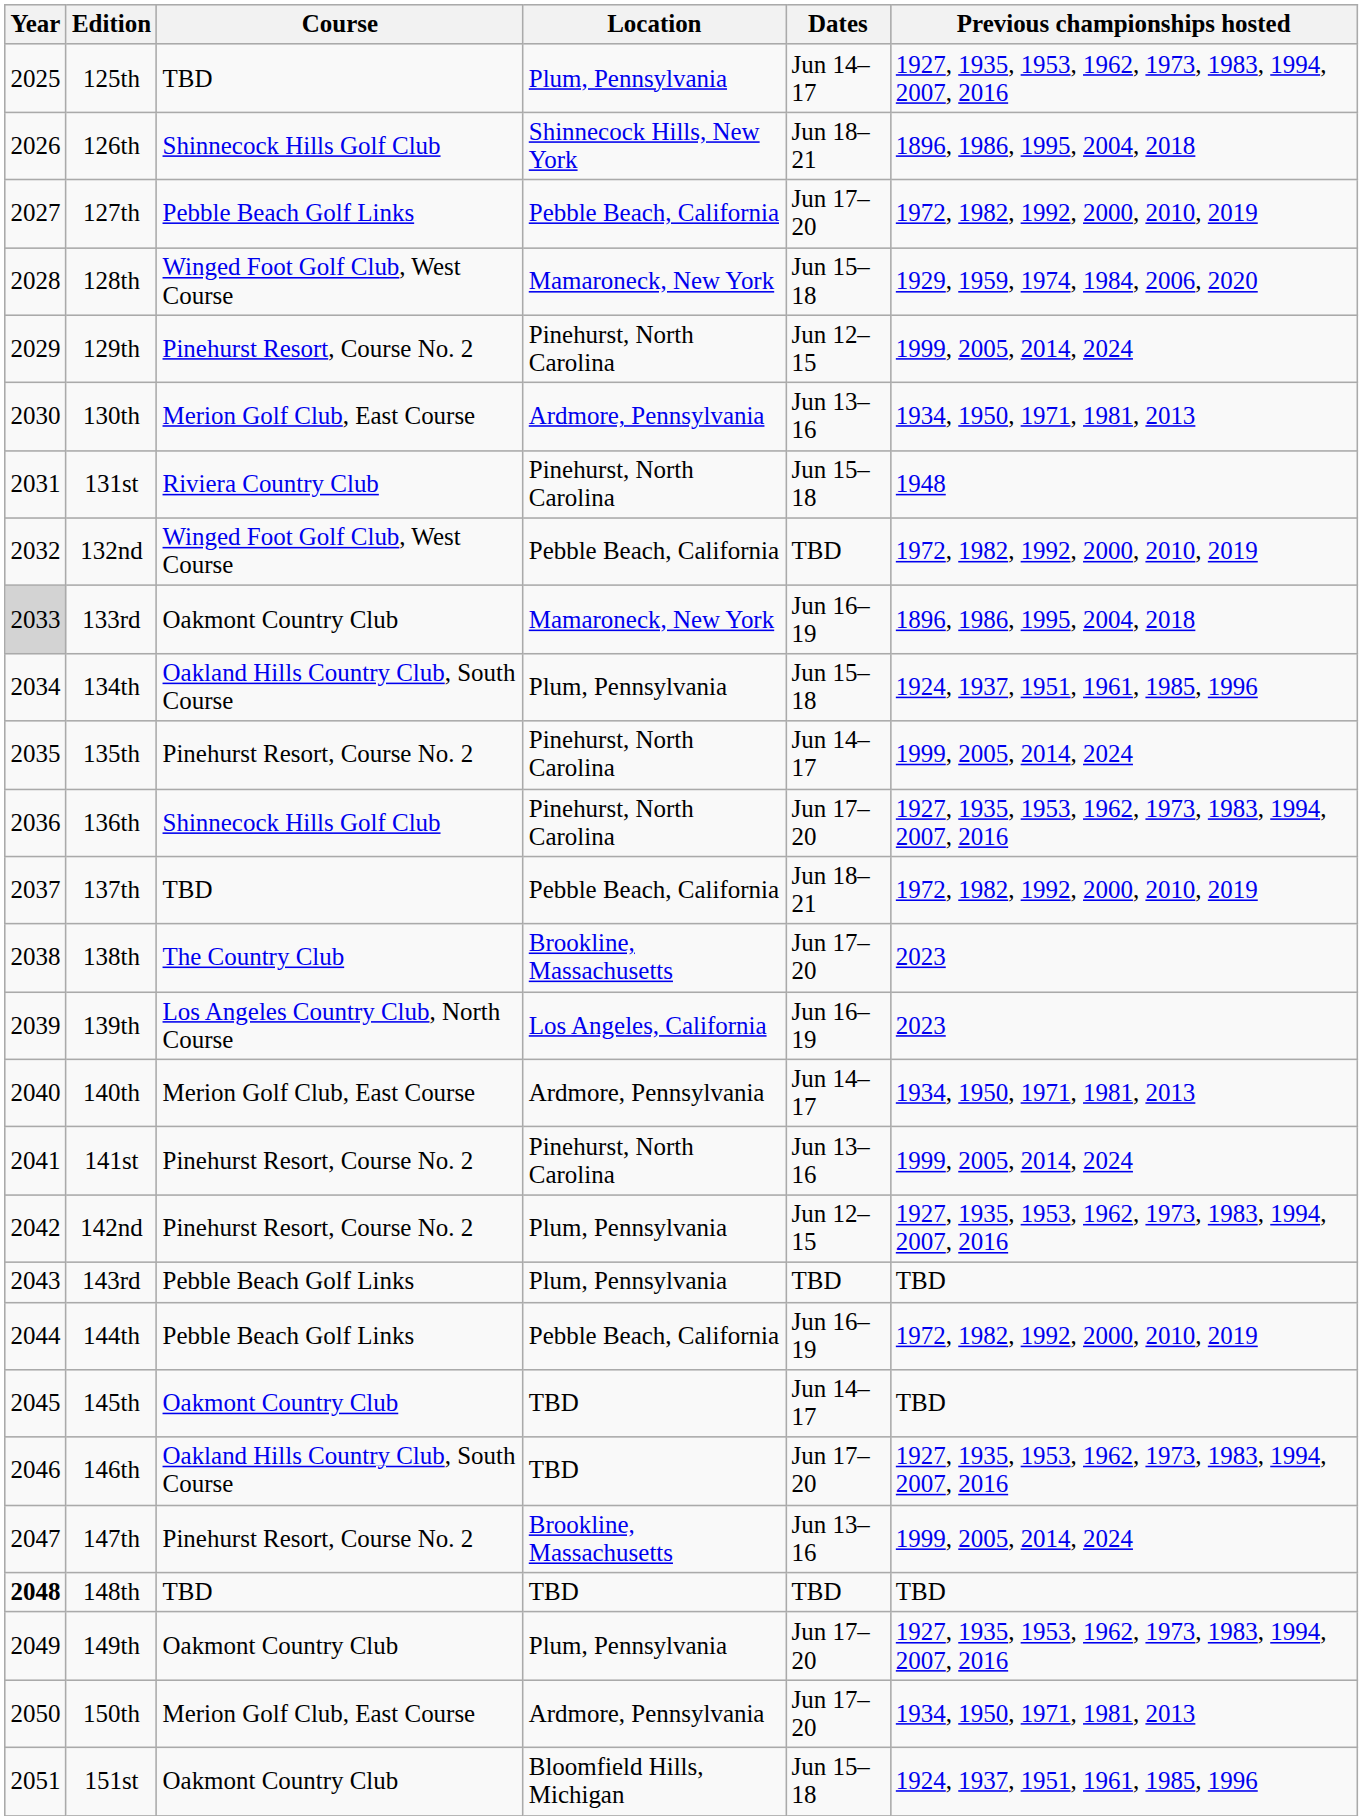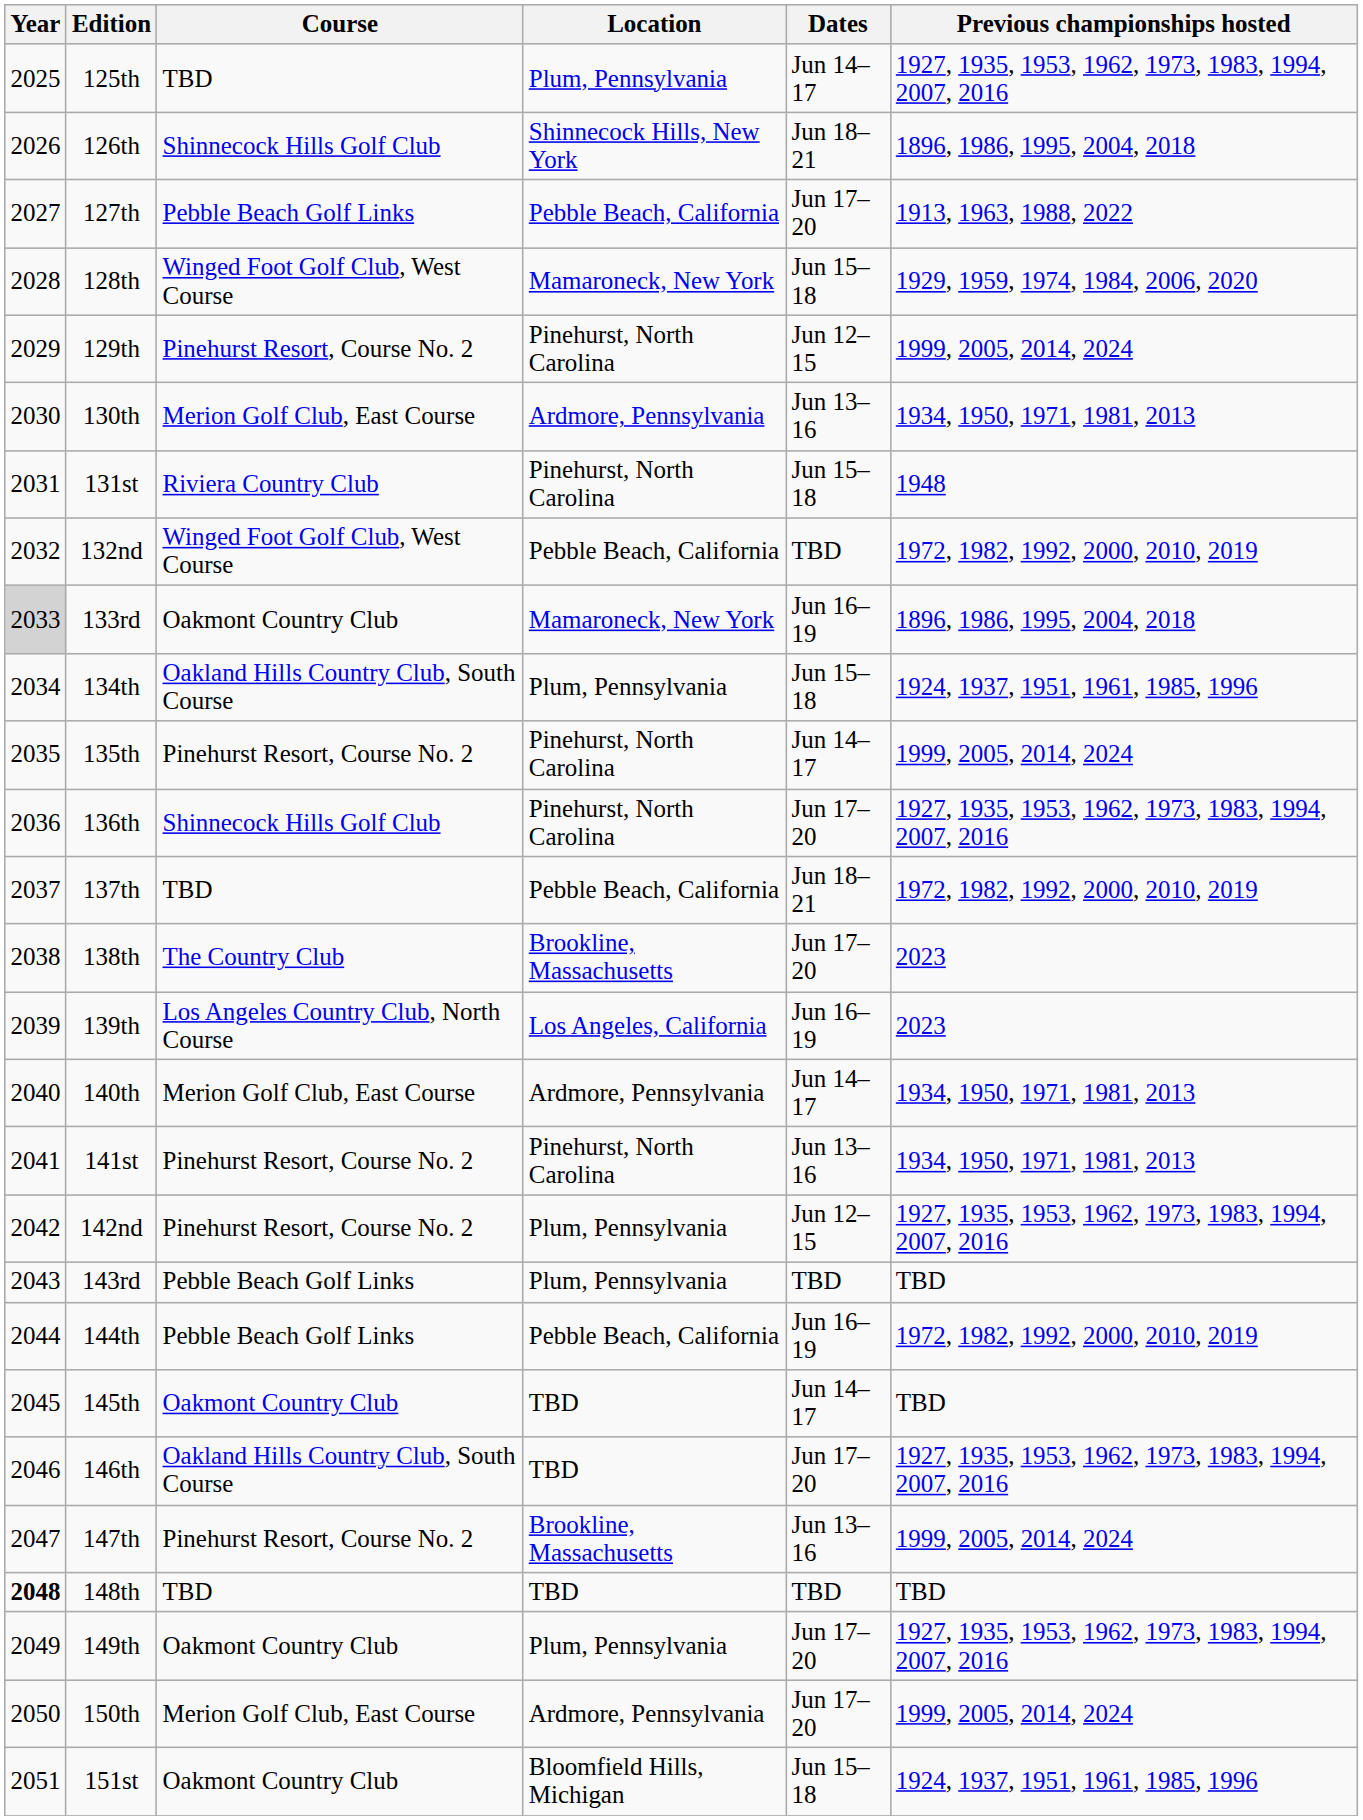(1077, 213) 1972, 1982, 1992, 2000, 2010, 2019 -> (1014, 213) 1913, 1963, 1988, 2022
(1014, 1160) 1999, 2005, 2014, 2024 -> (1046, 1160) 1934, 1950, 1971, 1981, 2013
(1046, 1713) 1934, 1950, 1971, 1981, 2013 -> (1014, 1713) 1999, 2005, 2014, 2024
